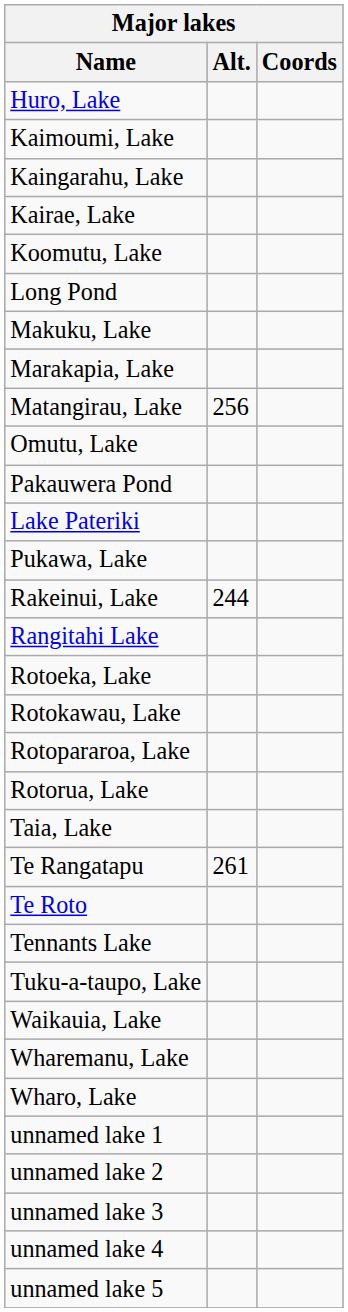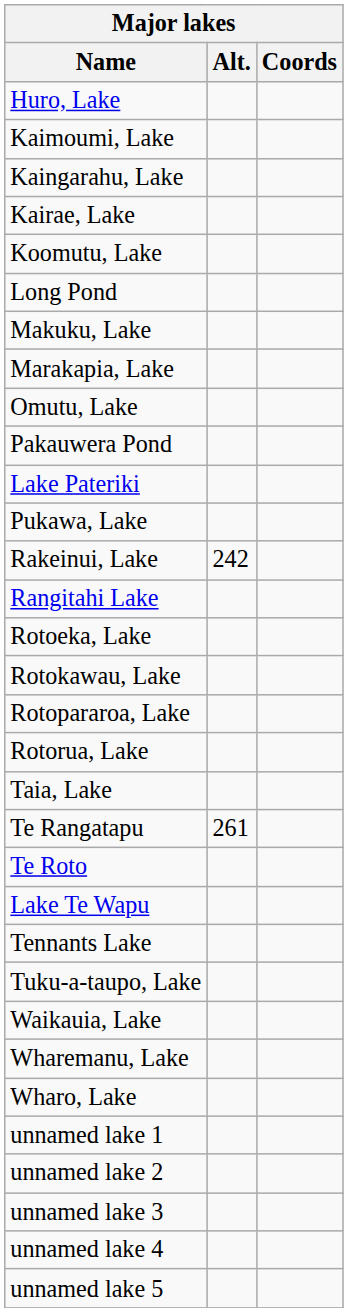- row: (96, 406)
(231, 598) 244 -> (231, 560) 242
+ row: (80, 904)
